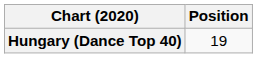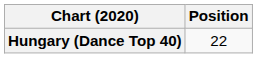(219, 40) 19 -> (219, 40) 22
